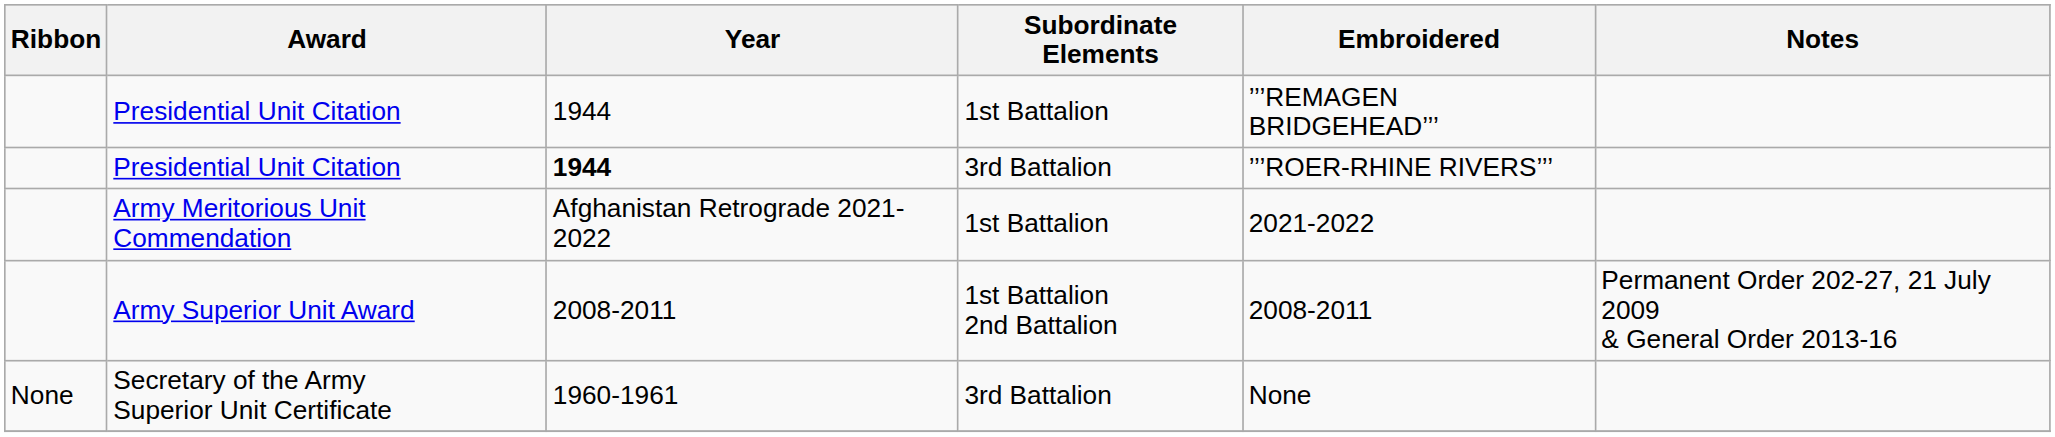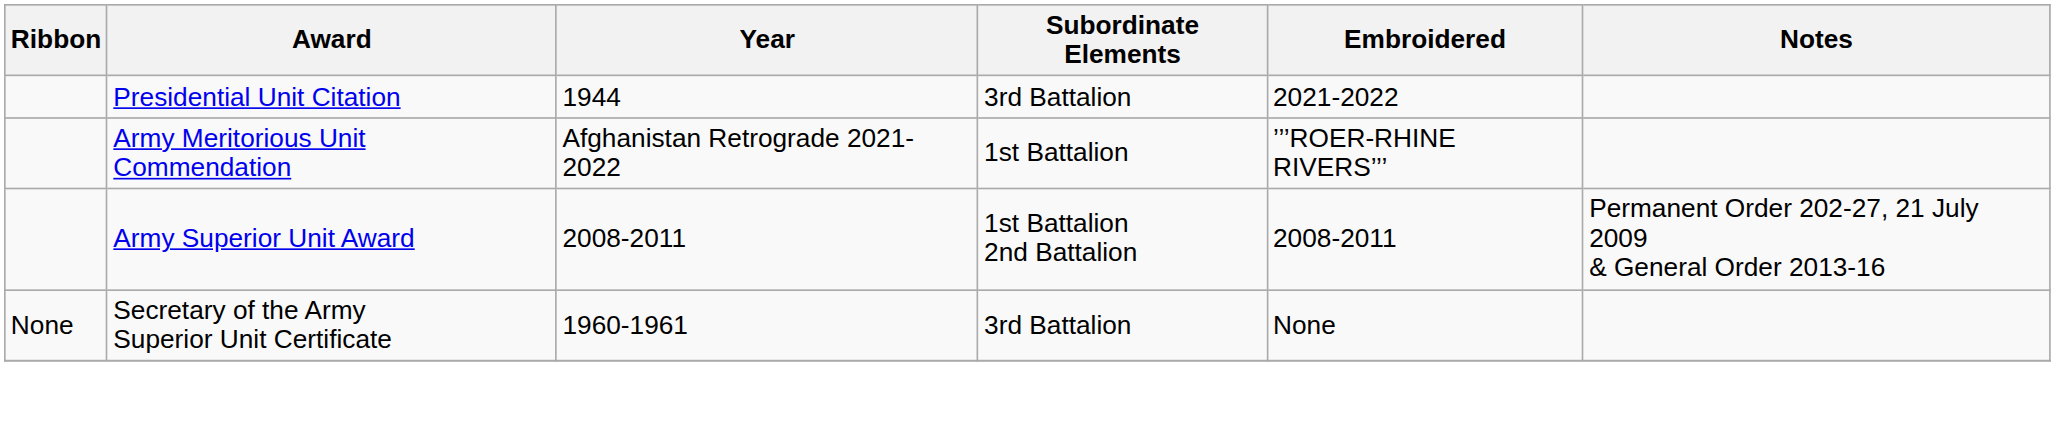- row: (257, 111)
(582, 167) bold -> (592, 96) normal
(1401, 167) ’’’ROER-RHINE RIVERS’’’ -> (1336, 96) 2021-2022
(1311, 223) 2021-2022 -> (1364, 152) ’’’ROER-RHINE RIVERS’’’
